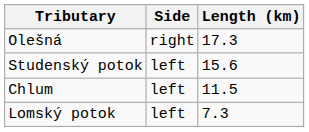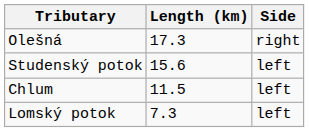columns swapped: (251, 17) <-> (172, 17)
